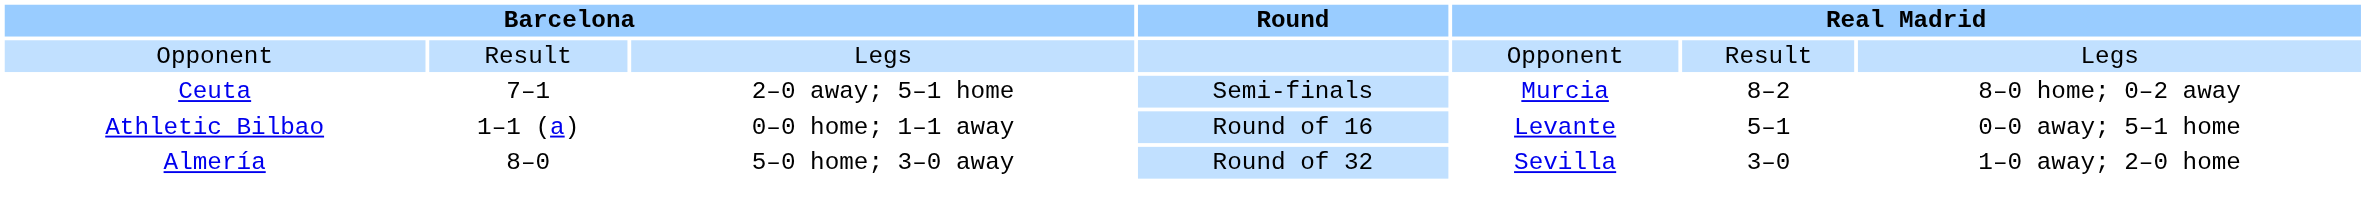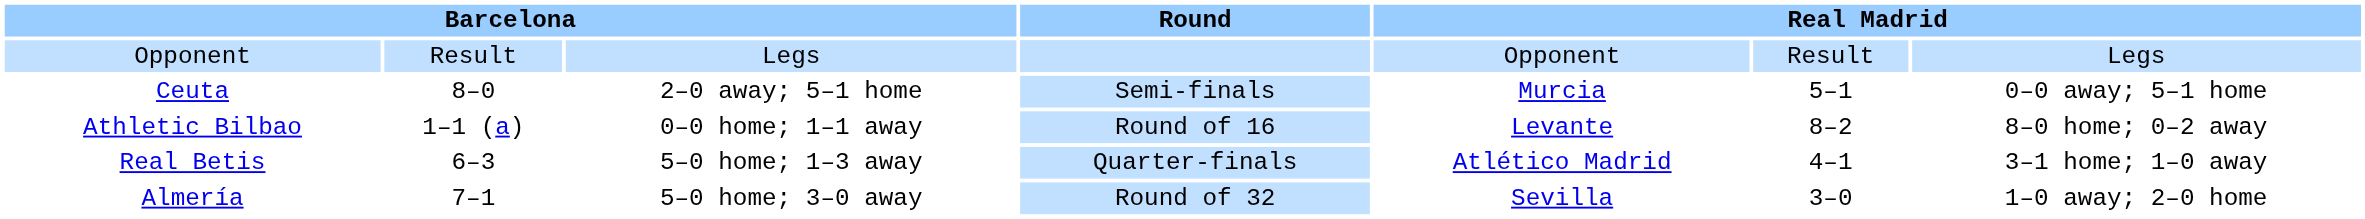(528, 92) 7–1 -> (473, 92) 8–0
(1769, 92) 8–2 -> (1831, 92) 5–1
(2110, 92) 8–0 home; 0–2 away -> (2136, 92) 0–0 away; 5–1 home
(1769, 127) 5–1 -> (1831, 127) 8–2
(2110, 127) 0–0 away; 5–1 home -> (2136, 127) 8–0 home; 0–2 away
+ row: (193, 163)
(528, 163) 8–0 -> (473, 198) 7–1
